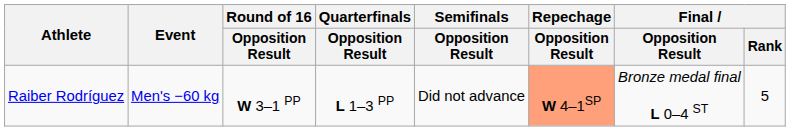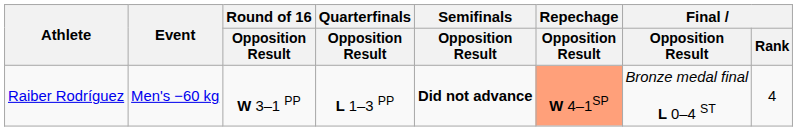(472, 96) normal -> (475, 96) bold
(765, 96) 5 -> (772, 96) 4
